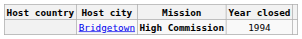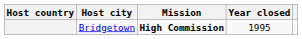(259, 27) 1994 -> (259, 27) 1995
